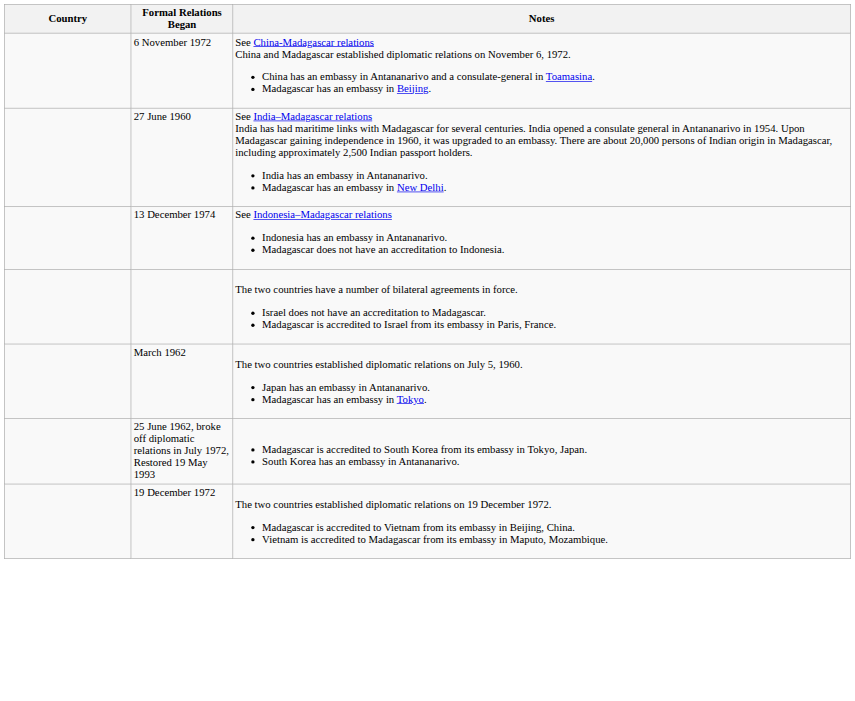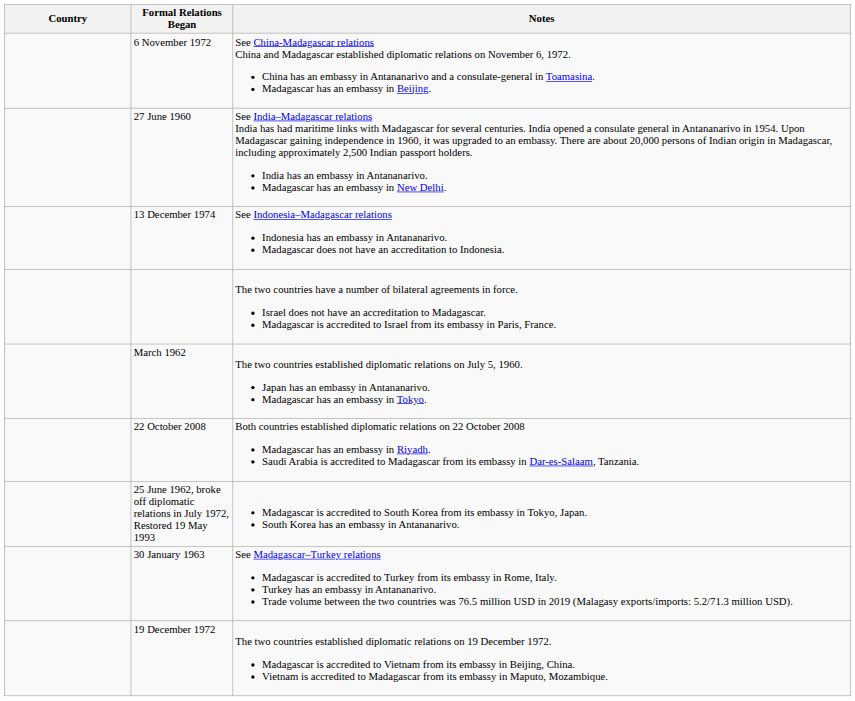+ row: (170, 427)
+ row: (169, 555)
